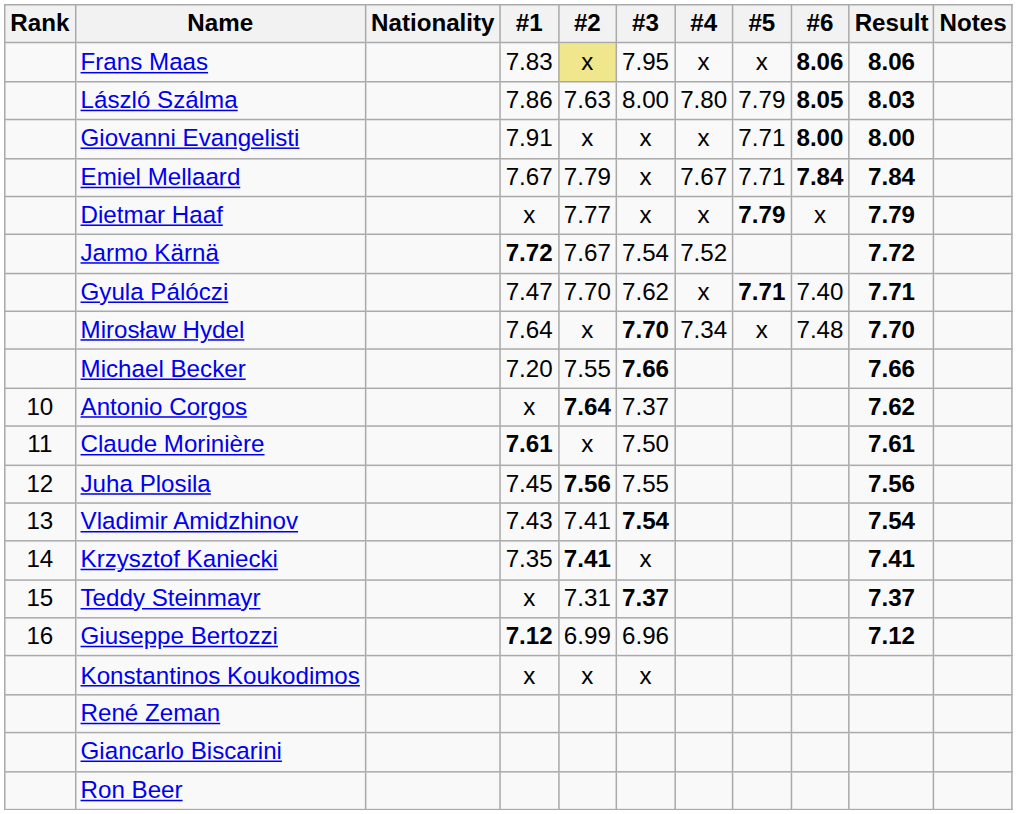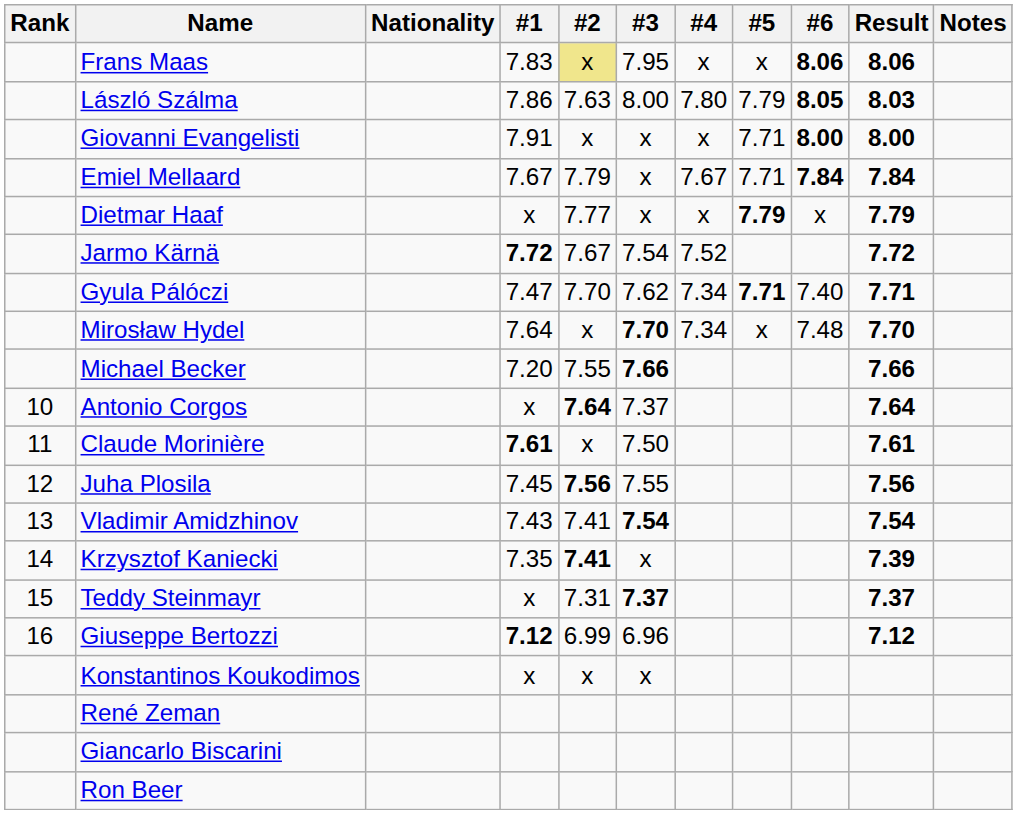(704, 291) x -> (704, 291) 7.34
(892, 406) 7.62 -> (892, 406) 7.64
(892, 560) 7.41 -> (892, 560) 7.39
